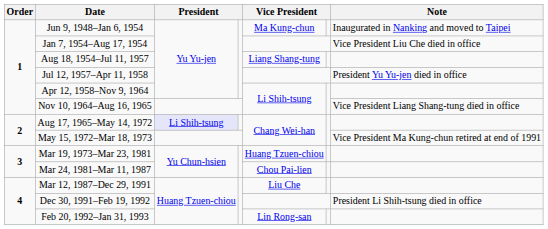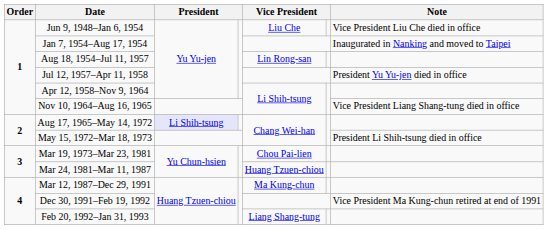(284, 28) Ma Kung-chun -> (284, 28) Liu Che
(422, 28) Inaugurated in Nanking and moved to Taipei -> (407, 28) Vice President Liu Che died in office
(407, 43) Vice President Liu Che died in office -> (422, 43) Inaugurated in Nanking and moved to Taipei
(284, 59) Liang Shang-tung -> (284, 59) Lin Rong-san
(437, 138) Vice President Ma Kung-chun retired at end of 1991 -> (407, 138) President Li Shih-tsung died in office
(284, 153) Huang Tzuen-chiou -> (284, 153) Chou Pai-lien
(284, 169) Chou Pai-lien -> (284, 169) Huang Tzuen-chiou
(284, 185) Liu Che -> (284, 185) Ma Kung-chun
(407, 201) President Li Shih-tsung died in office -> (437, 201) Vice President Ma Kung-chun retired at end of 1991
(284, 216) Lin Rong-san -> (284, 216) Liang Shang-tung
